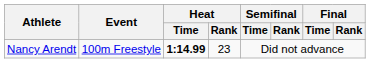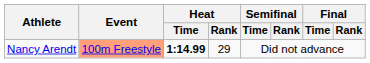(121, 49) no background -> (121, 49) lightsalmon background
(224, 49) 23 -> (224, 49) 29
